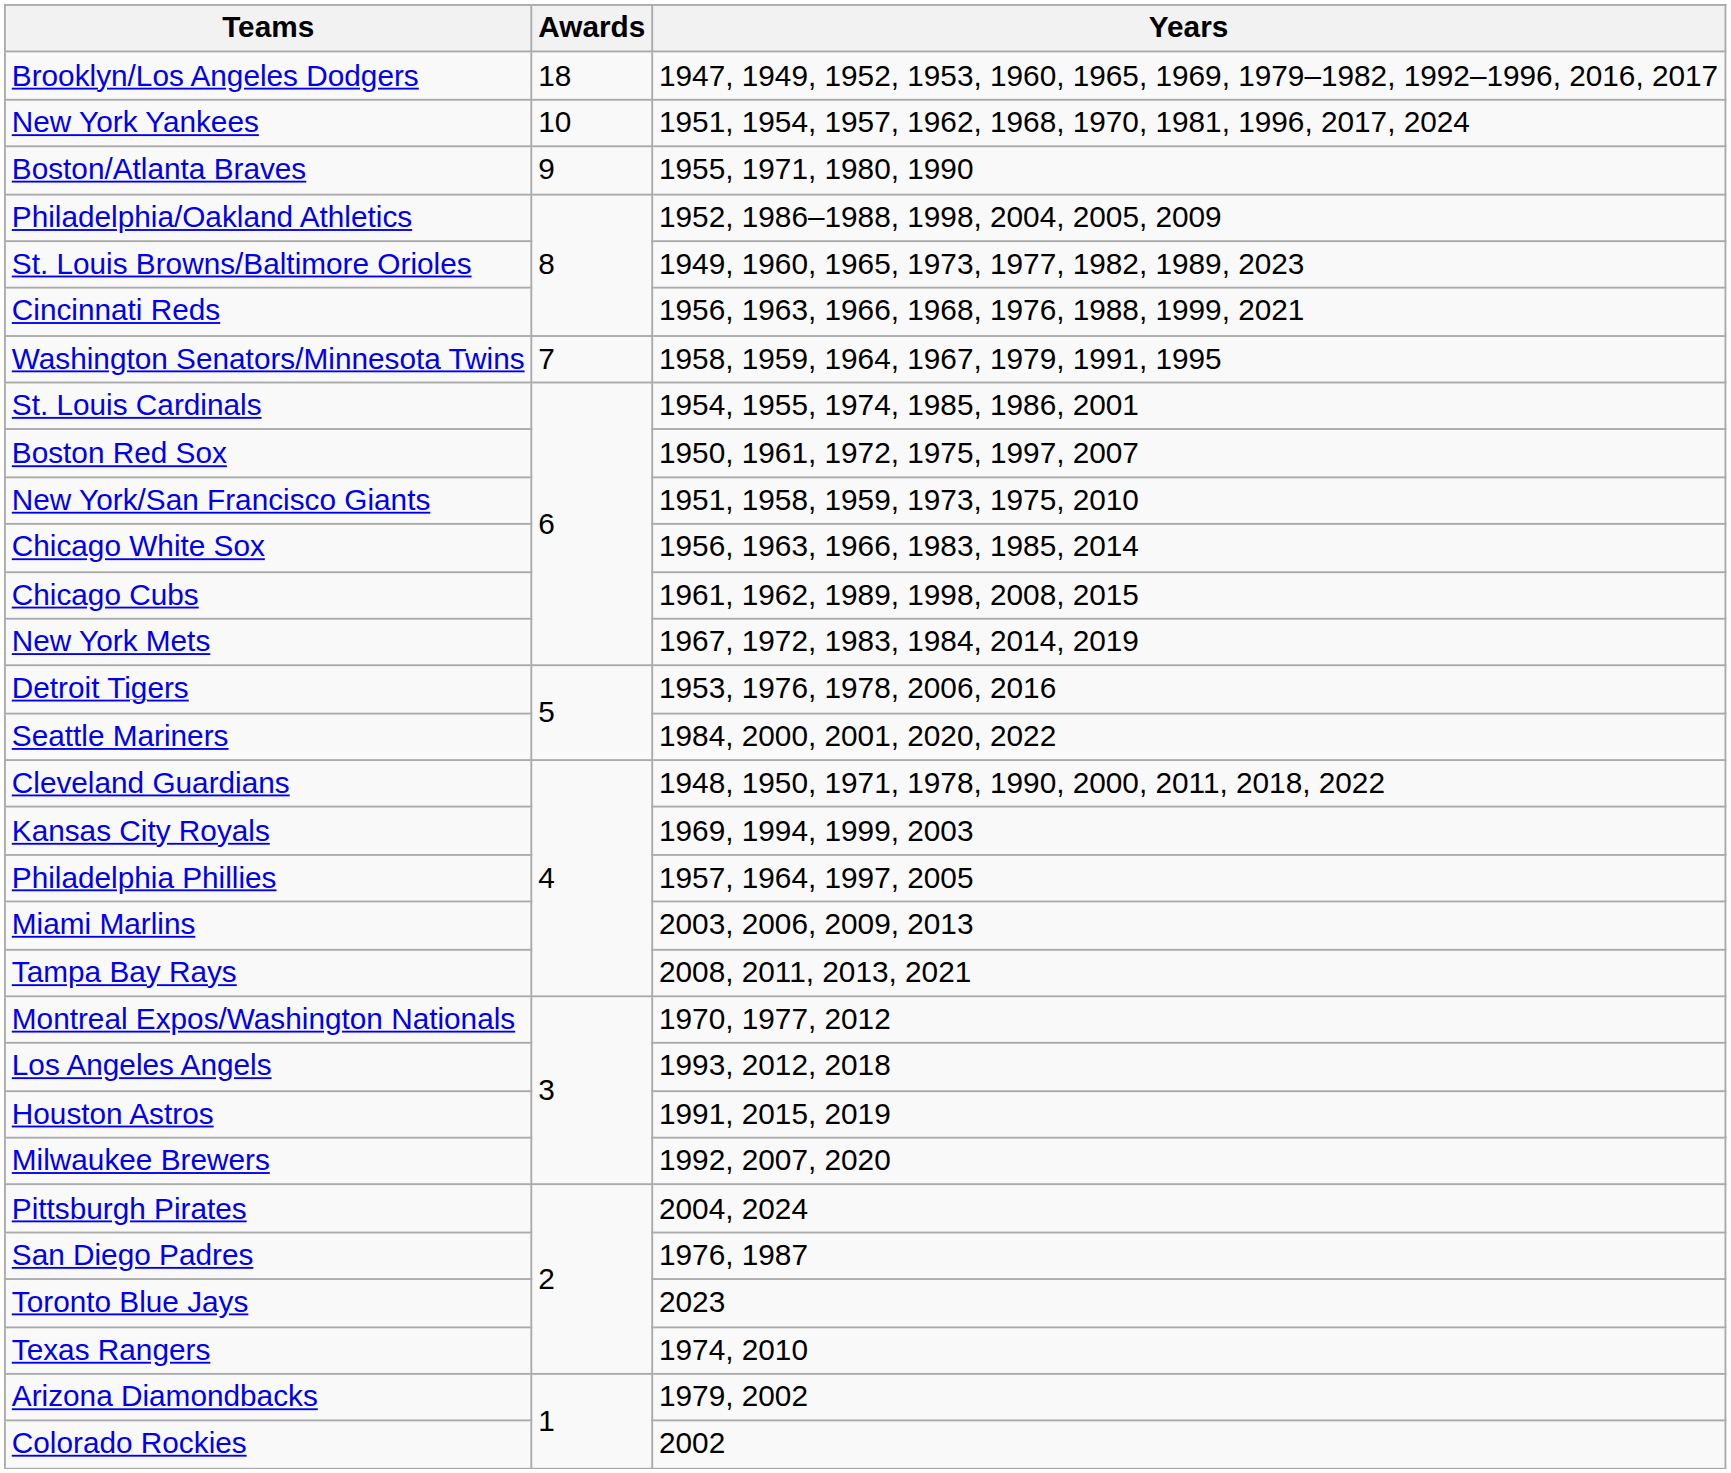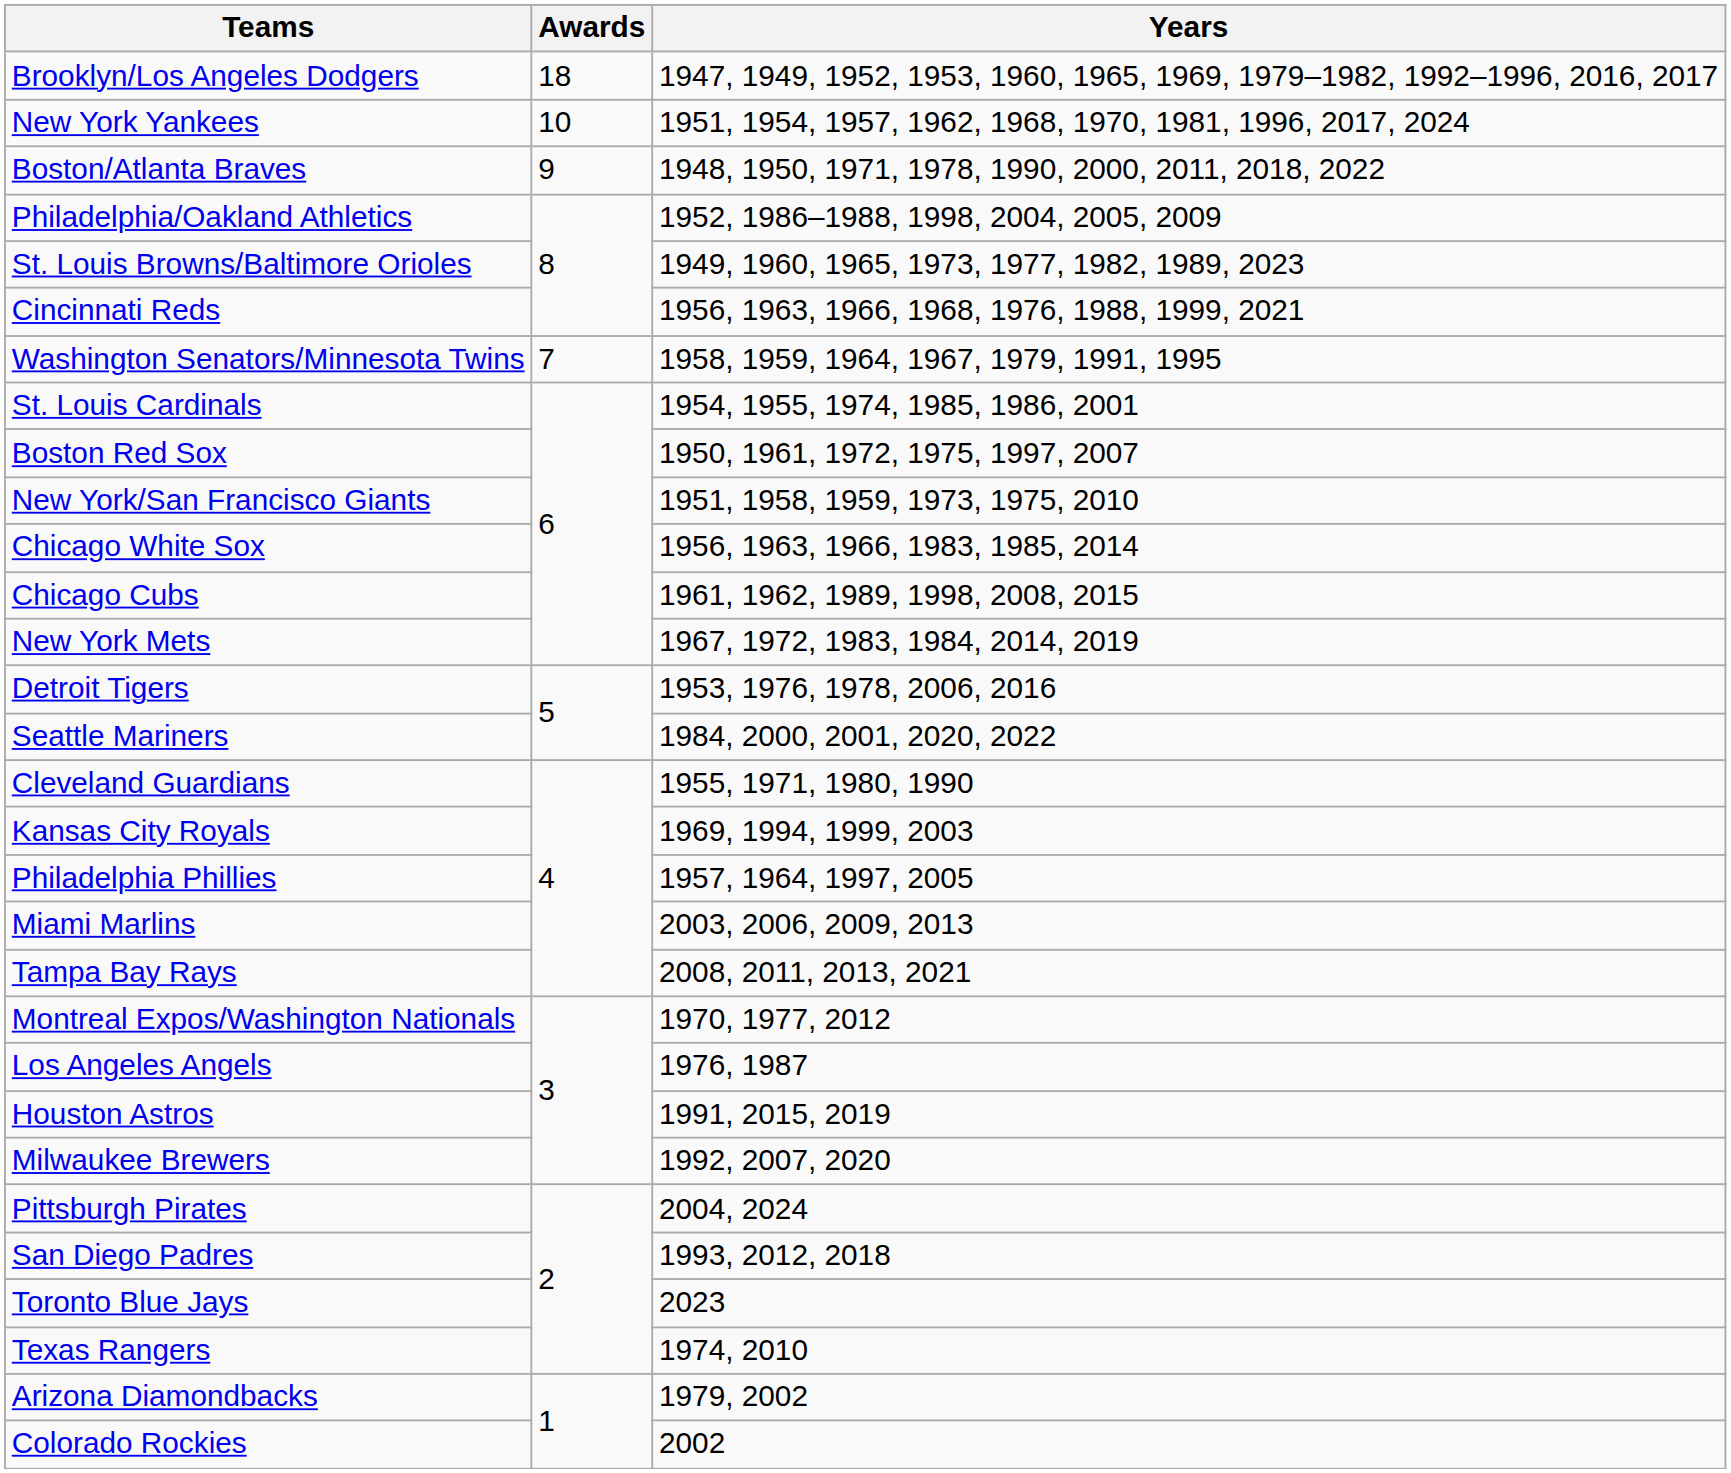(816, 169) 1955, 1971, 1980, 1990 -> (1022, 169) 1948, 1950, 1971, 1978, 1990, 2000, 2011, 2018, 2022
(1022, 783) 1948, 1950, 1971, 1978, 1990, 2000, 2011, 2018, 2022 -> (816, 783) 1955, 1971, 1980, 1990
(775, 1066) 1993, 2012, 2018 -> (733, 1066) 1976, 1987
(733, 1255) 1976, 1987 -> (775, 1255) 1993, 2012, 2018
